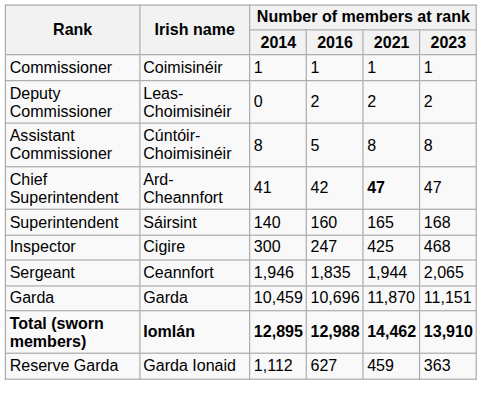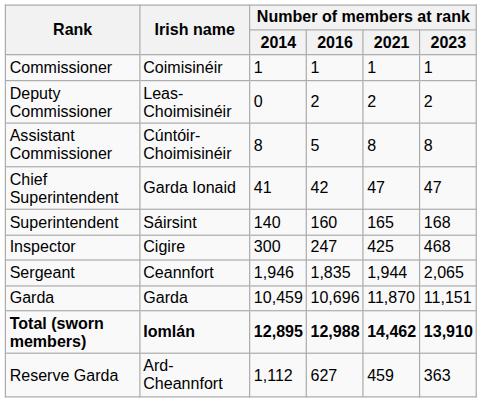(183, 188) Ard-Cheannfort -> (190, 188) Garda Ionaid
(376, 188) bold -> (376, 188) normal
(190, 366) Garda Ionaid -> (183, 375) Ard-Cheannfort
